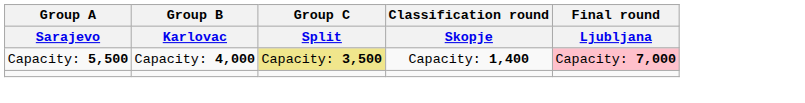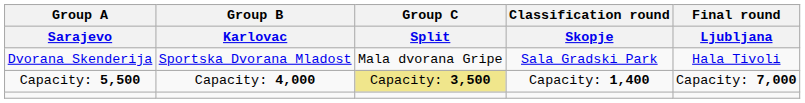+ row: (80, 59)
(616, 59) pink background -> (736, 81) no background
